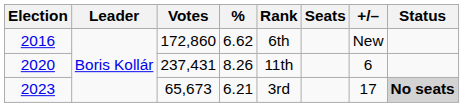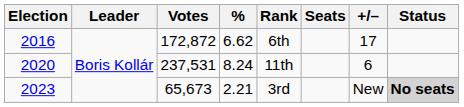(188, 41) 172,860 -> (188, 41) 172,872
(368, 41) New -> (368, 41) 17
(188, 65) 237,431 -> (188, 65) 237,531
(238, 65) 8.26 -> (238, 65) 8.24
(238, 89) 6.21 -> (238, 89) 2.21
(368, 89) 17 -> (368, 89) New
